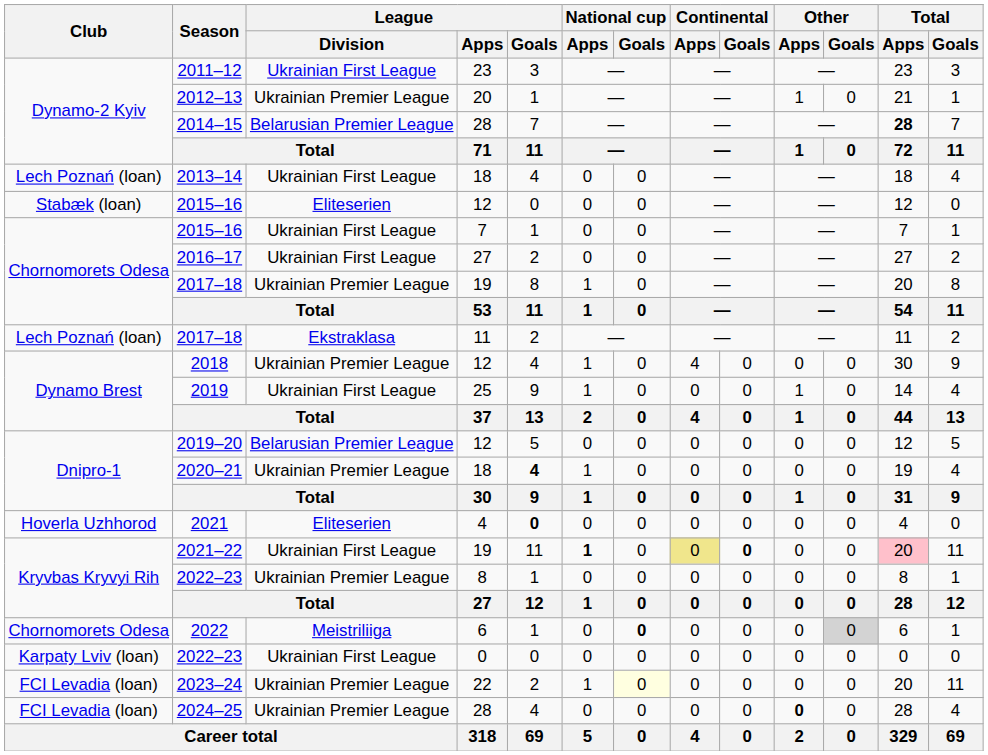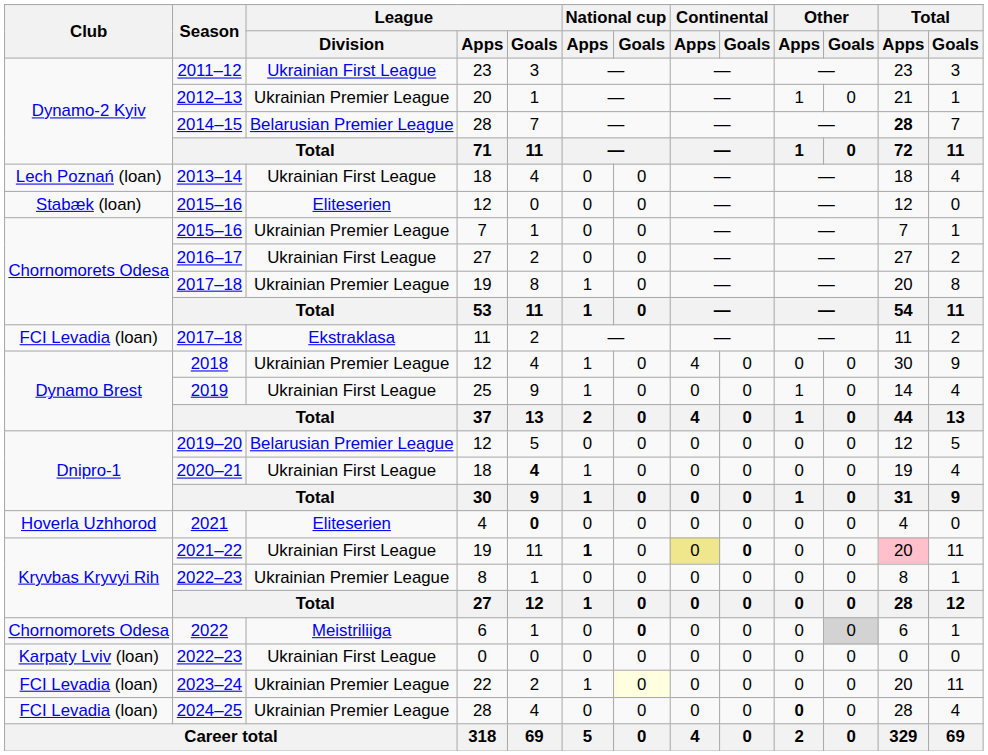(352, 230) Ukrainian First League -> (352, 230) Ukrainian Premier League
(89, 337) Lech Poznań (loan) -> (89, 337) FCI Levadia (loan)
(352, 470) Ukrainian Premier League -> (352, 470) Ukrainian First League
